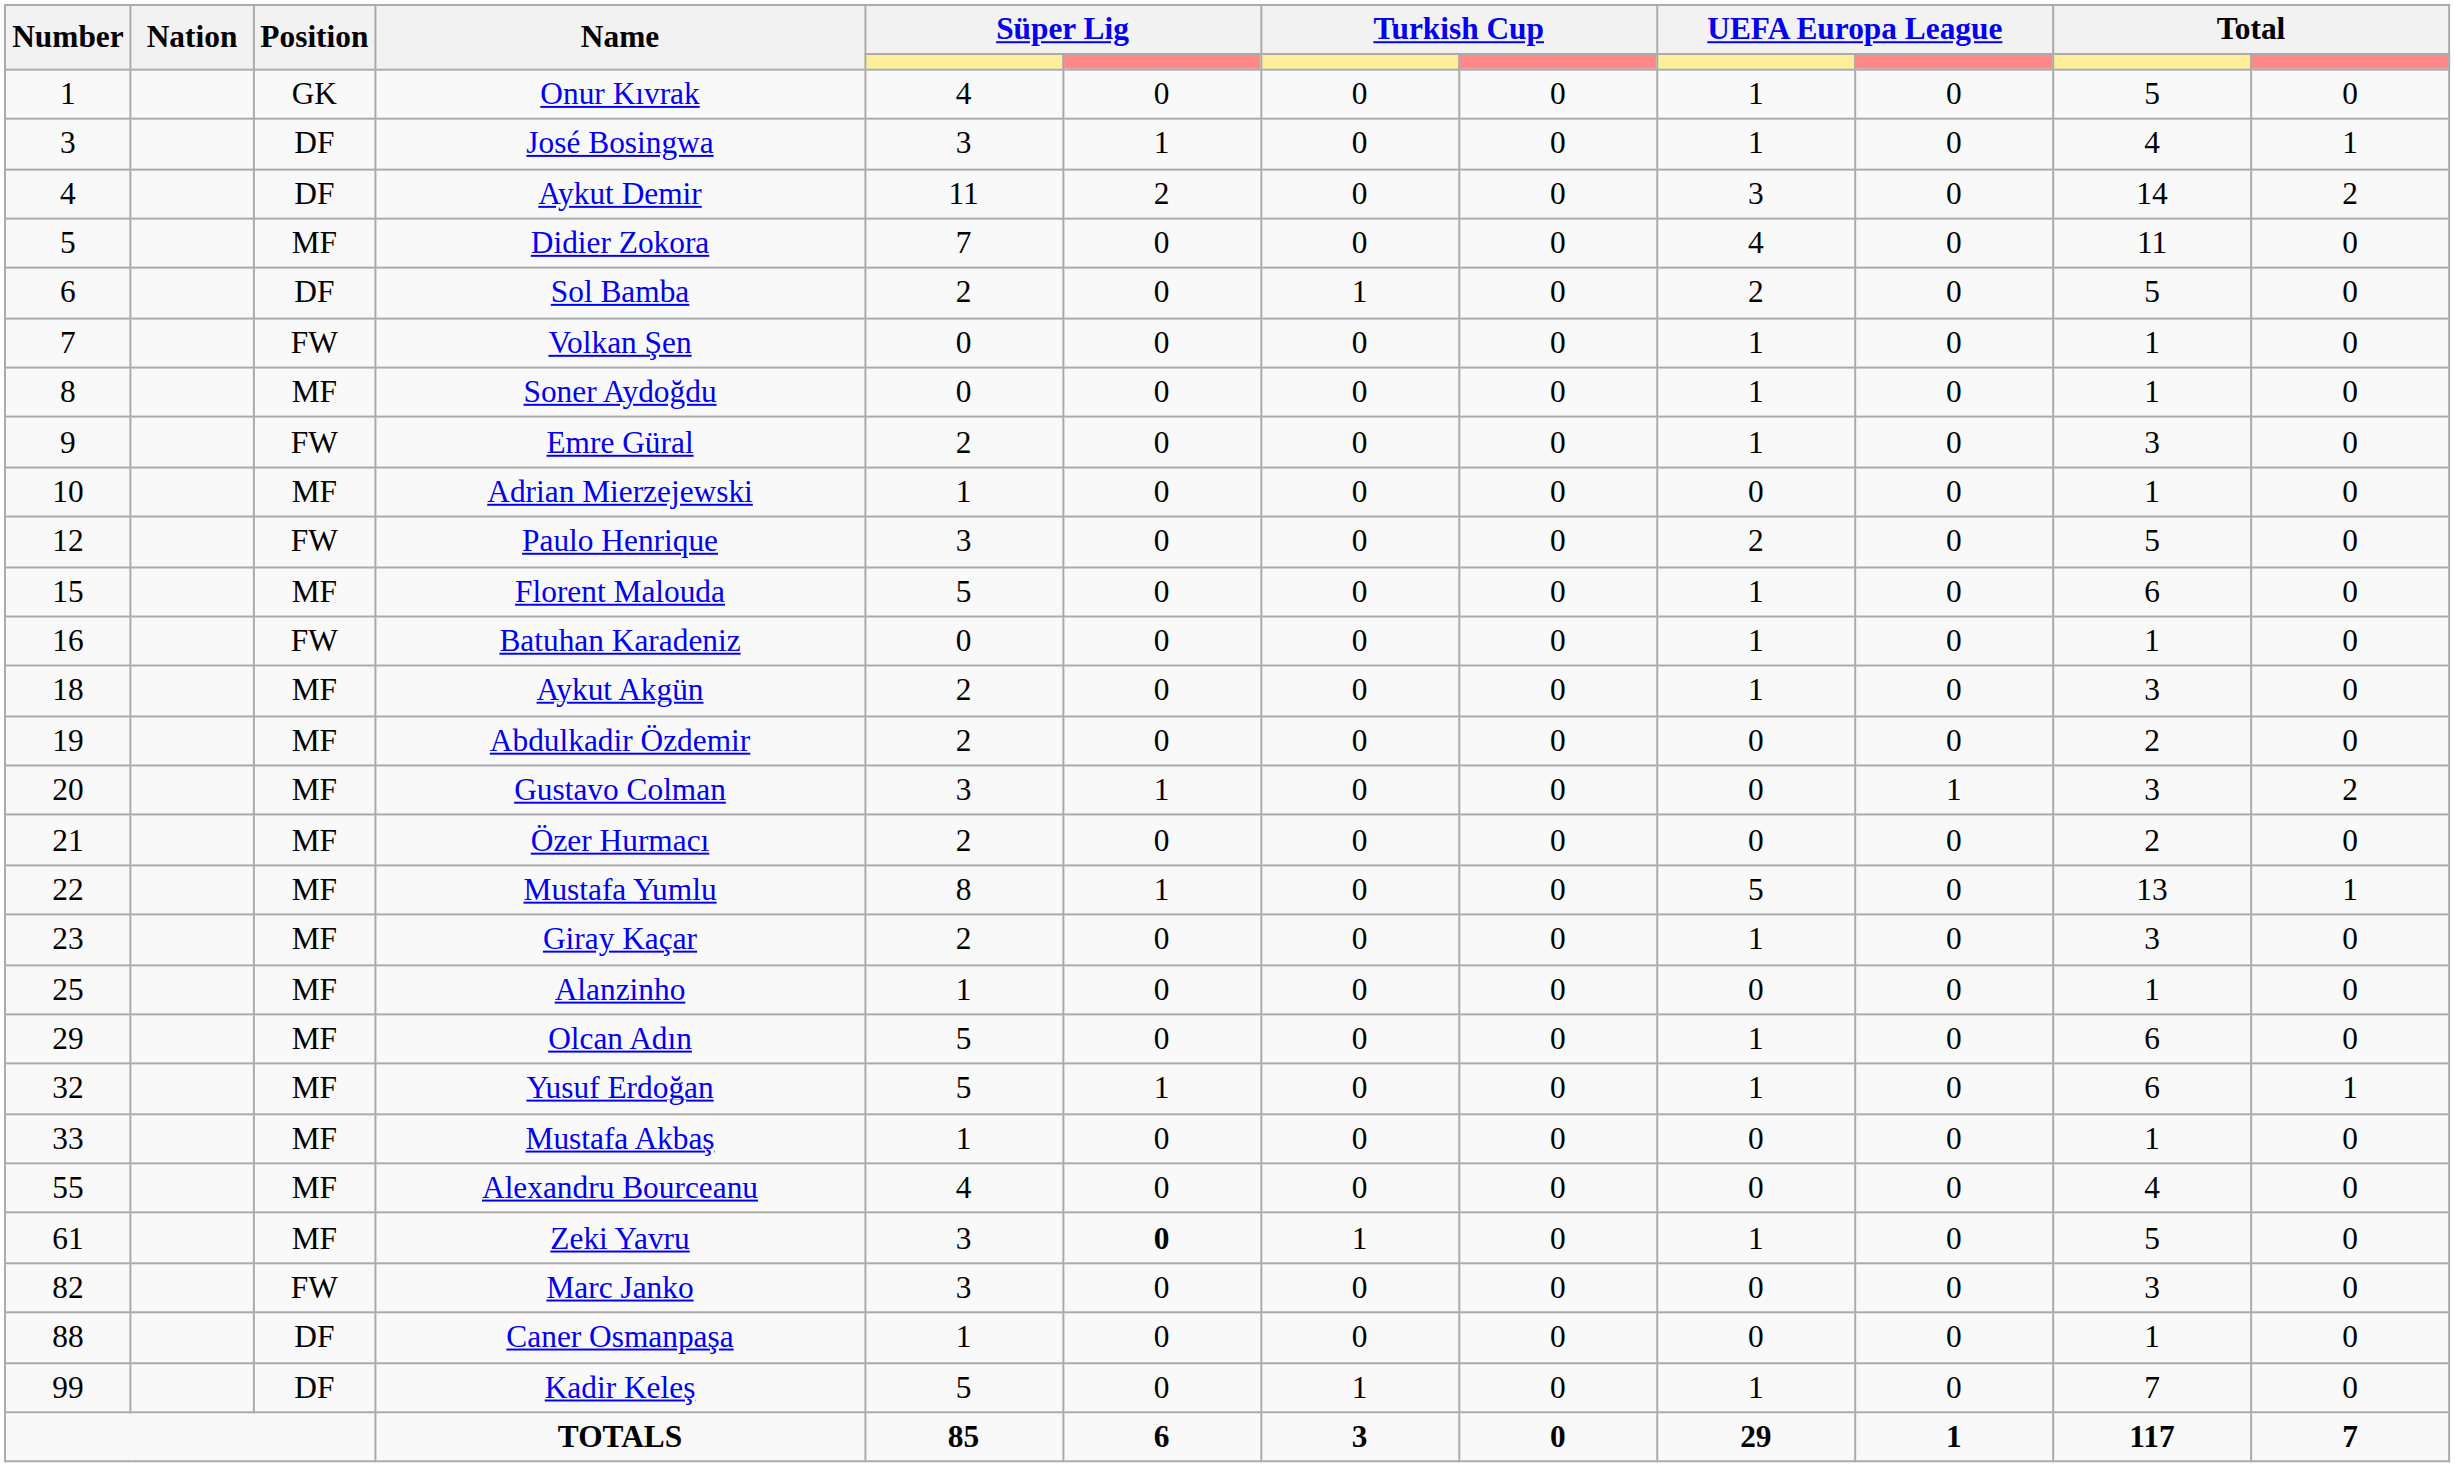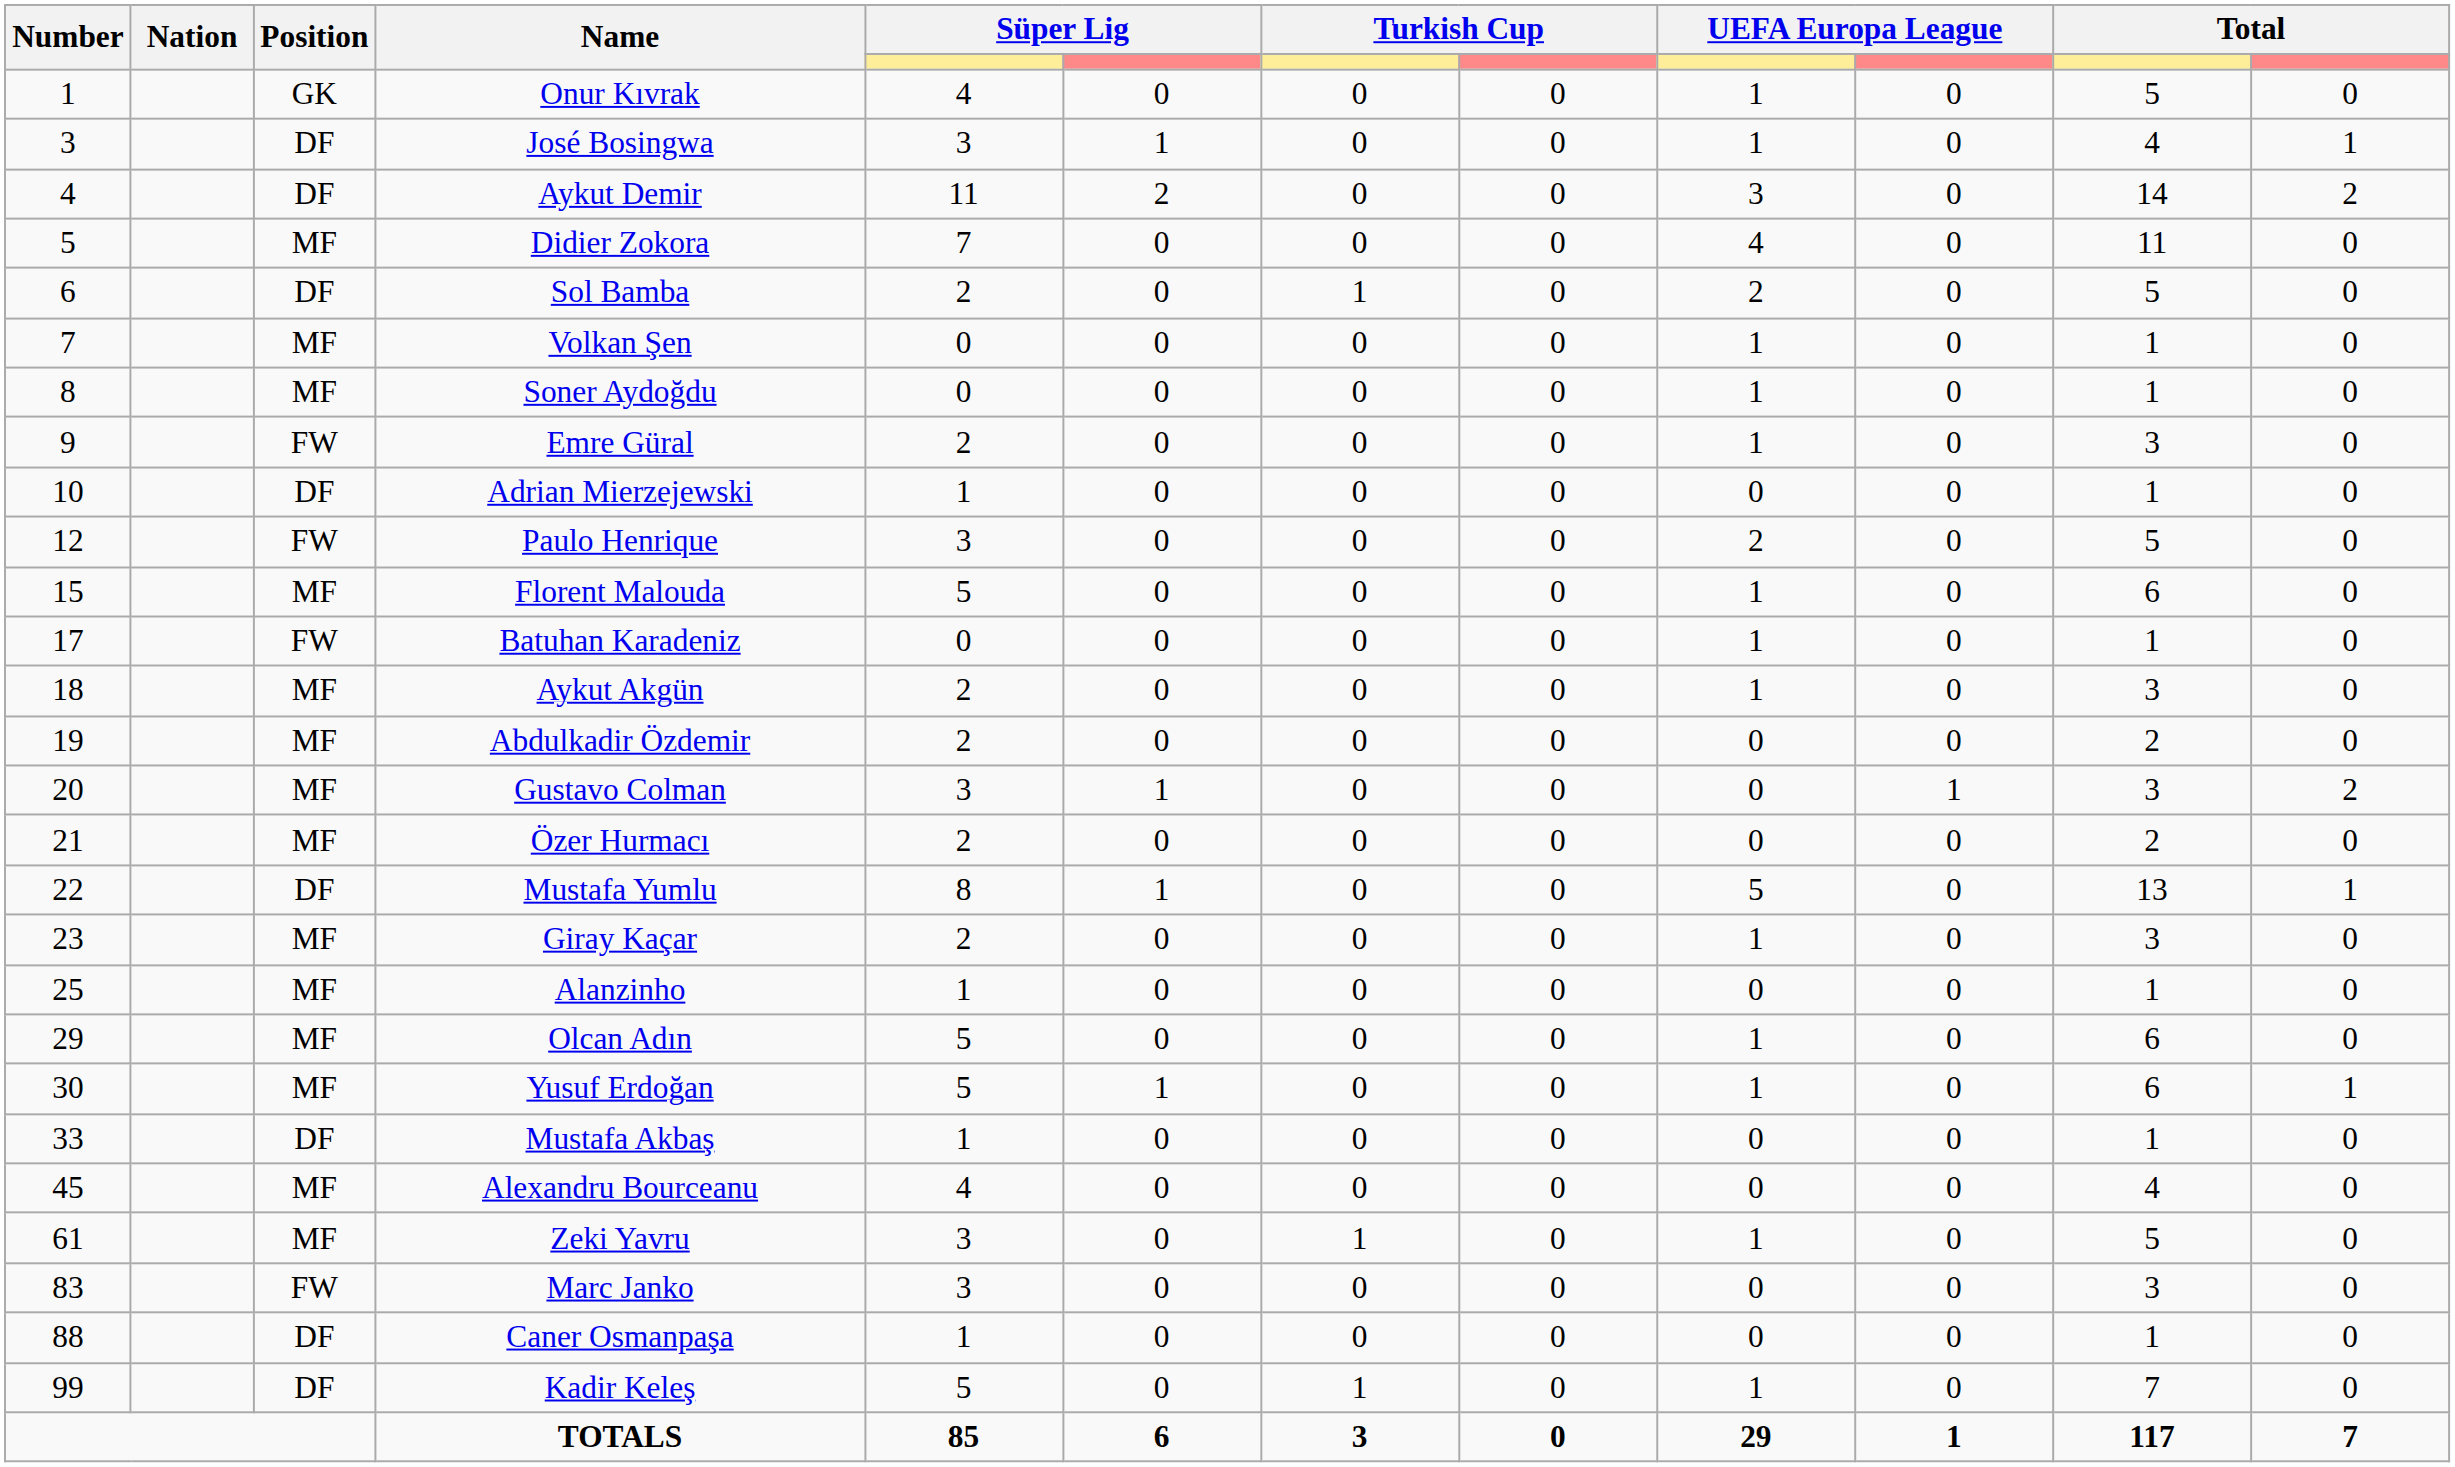(314, 342) FW -> (314, 342) MF
(314, 491) MF -> (314, 491) DF
(68, 640) 16 -> (68, 640) 17
(314, 889) MF -> (314, 889) DF
(68, 1088) 32 -> (68, 1088) 30
(314, 1137) MF -> (314, 1137) DF
(68, 1187) 55 -> (68, 1187) 45
(1162, 1237) bold -> (1162, 1237) normal
(68, 1287) 82 -> (68, 1287) 83
